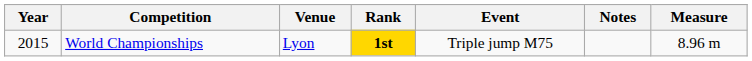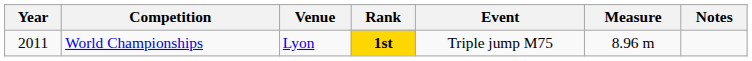columns swapped: (699, 17) <-> (618, 17)
(33, 43) 2015 -> (33, 43) 2011
